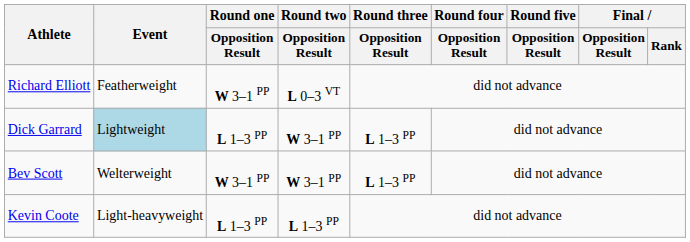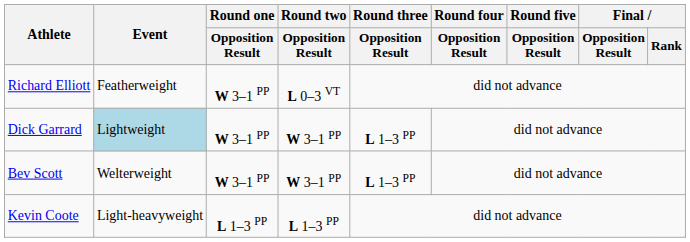(242, 138) L 1–3 PP -> (242, 138) W 3–1 PP
